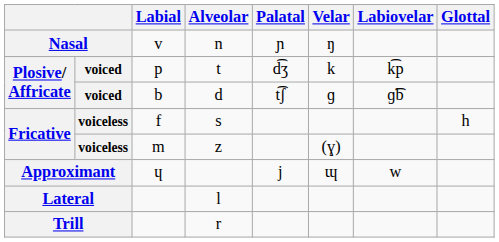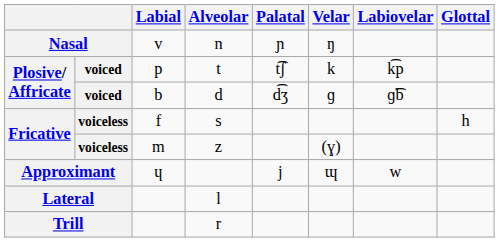(280, 69) d͡ʒ -> (280, 69) t͡ʃ
(280, 95) t͡ʃ -> (280, 95) d͡ʒ
